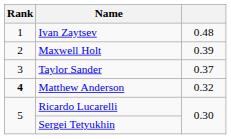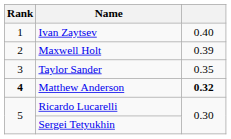(204, 32) 0.48 -> (204, 32) 0.40
(204, 69) 0.37 -> (204, 69) 0.35
(204, 88) normal -> (204, 88) bold
